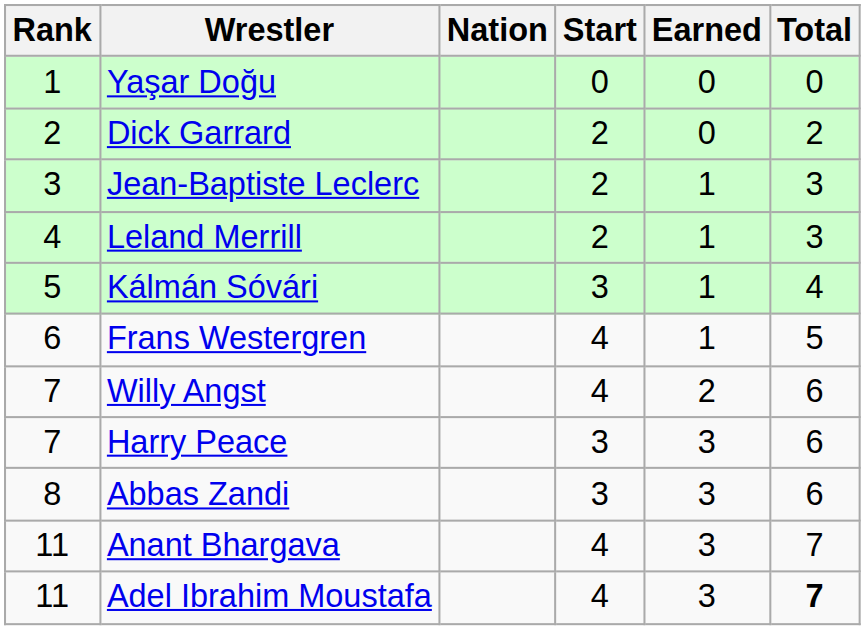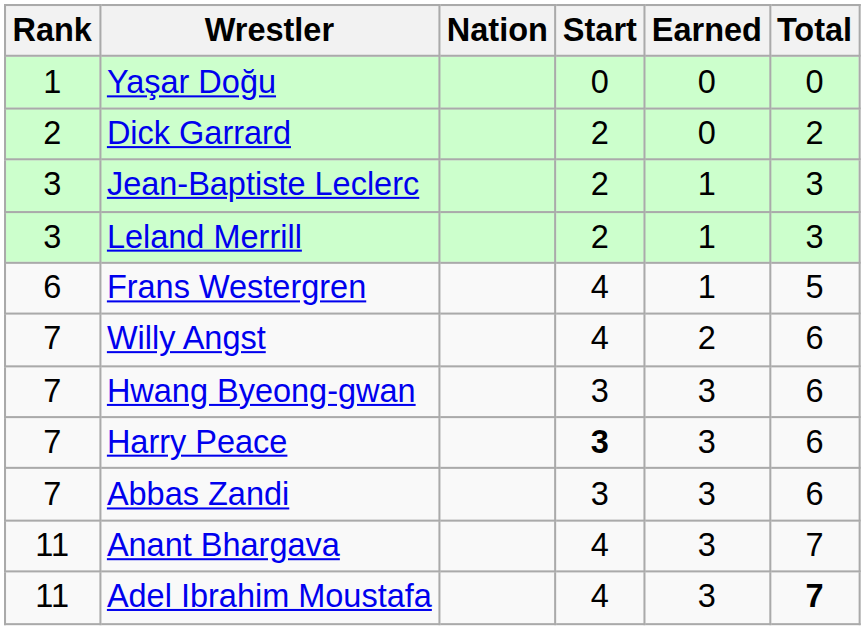(52, 236) 4 -> (52, 236) 3
- row: (213, 287)
+ row: (261, 390)
(600, 442) normal -> (600, 442) bold
(52, 493) 8 -> (52, 493) 7
